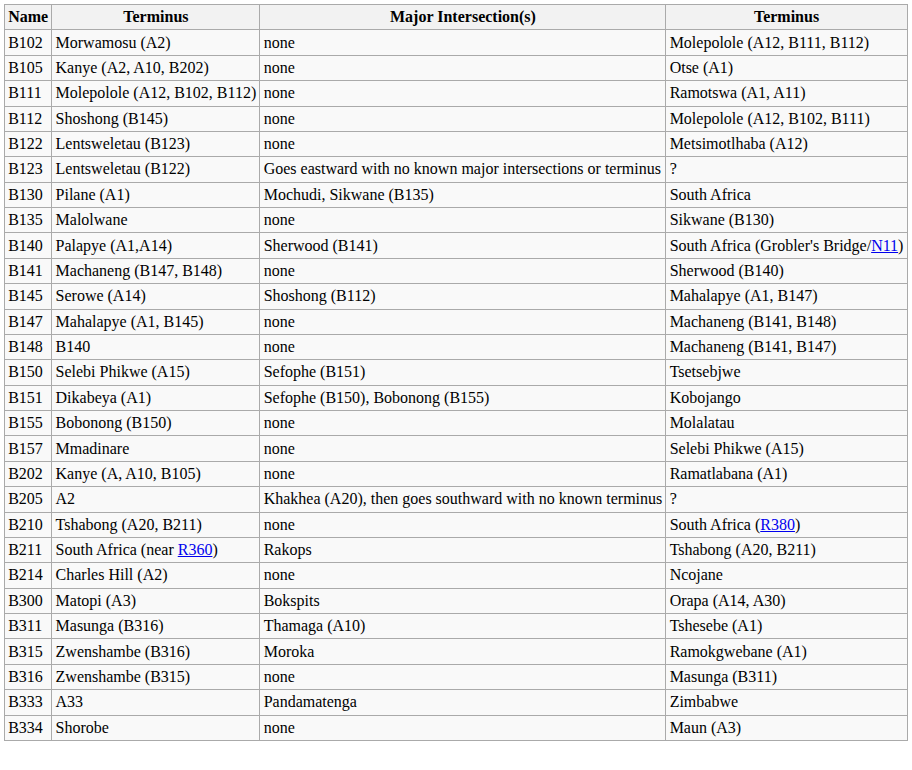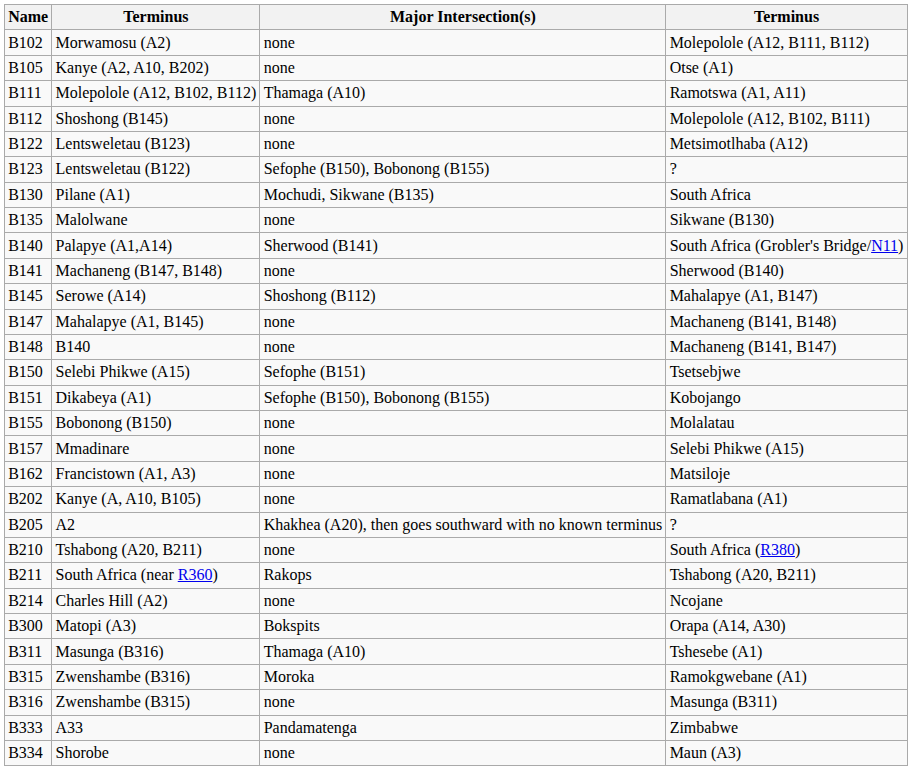(279, 93) none -> (315, 93) Thamaga (A10)
(462, 169) Goes eastward with no known major intersections or terminus -> (377, 169) Sefophe (B150), Bobonong (B155)
+ row: (126, 473)
